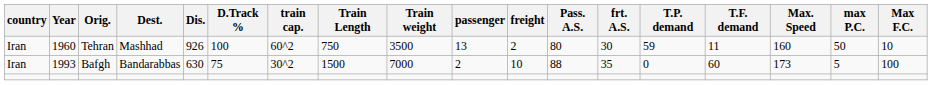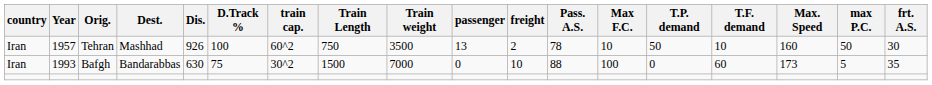columns swapped: (619, 20) <-> (903, 20)
(64, 45) 1960 -> (64, 45) 1957
(556, 45) 80 -> (556, 45) 78
(649, 45) 59 -> (655, 45) 50
(714, 45) 11 -> (720, 45) 10
(458, 64) 2 -> (458, 64) 0
